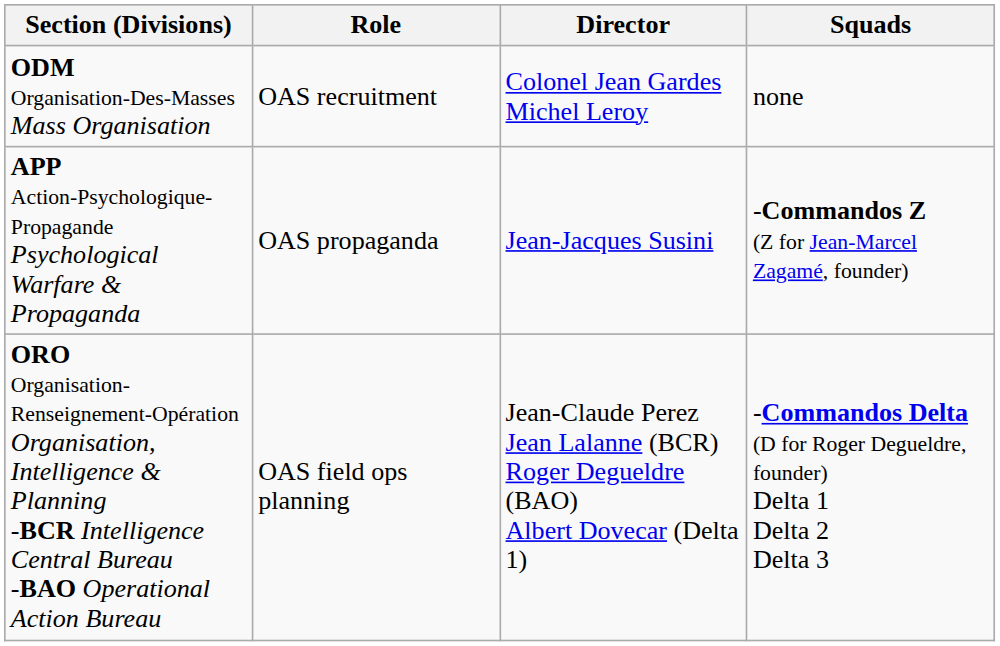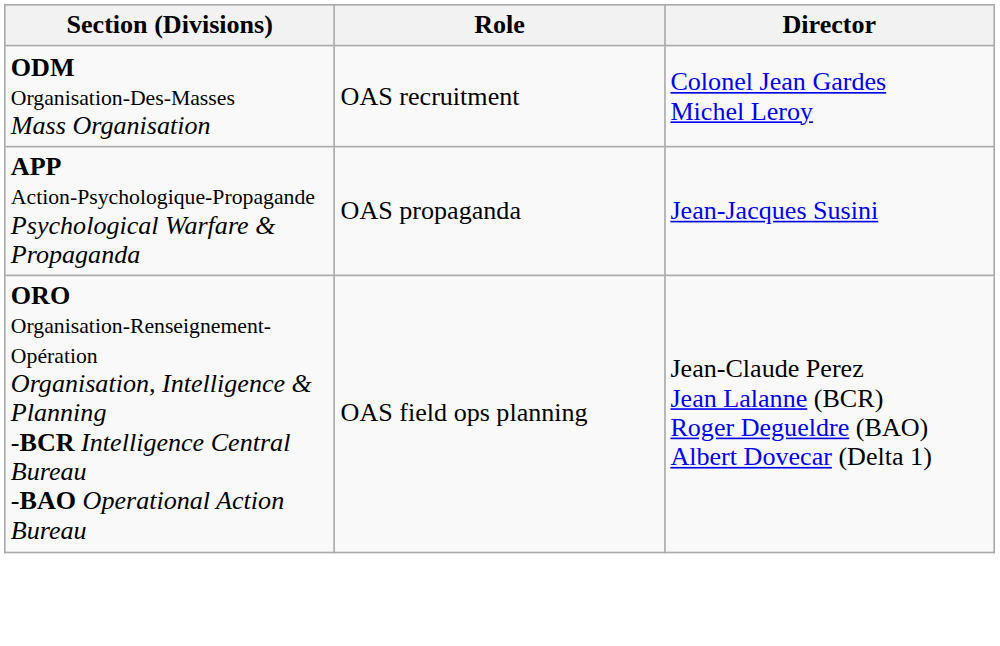- column: (871, 25)
